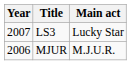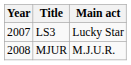(19, 50) 2006 -> (19, 50) 2008
